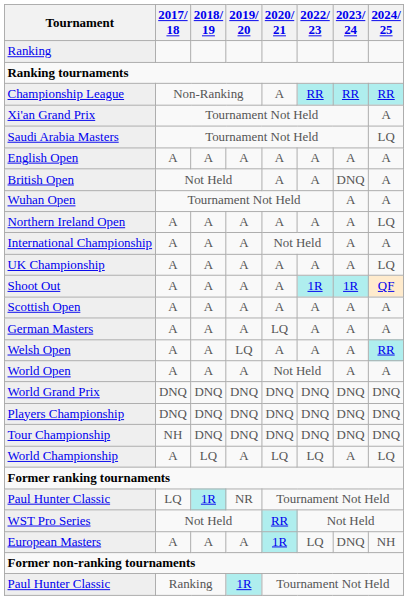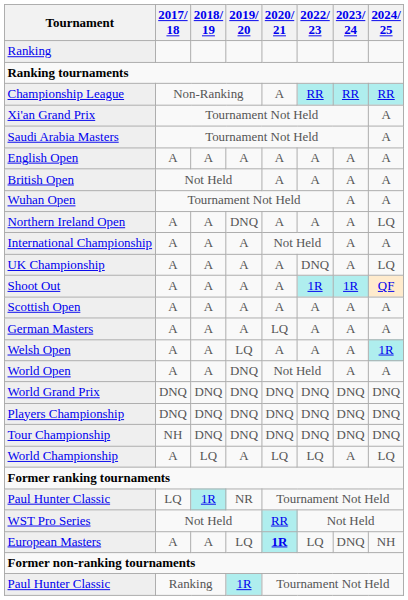(386, 136) LQ -> (386, 136) A
(351, 179) DNQ -> (351, 179) A
(244, 221) A -> (244, 221) DNQ
(315, 264) A -> (315, 264) DNQ
(386, 349) RR -> (386, 349) 1R
(244, 371) A -> (244, 371) DNQ
(244, 541) A -> (244, 541) LQ
(280, 541) normal -> (280, 541) bold
